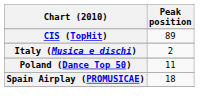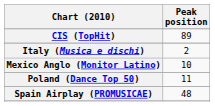+ row: (84, 65)
(170, 79) 18 -> (186, 94) 48
